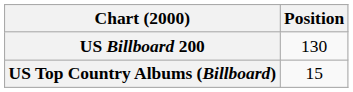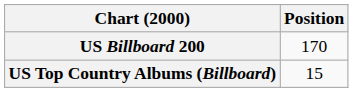(314, 45) 130 -> (314, 45) 170
